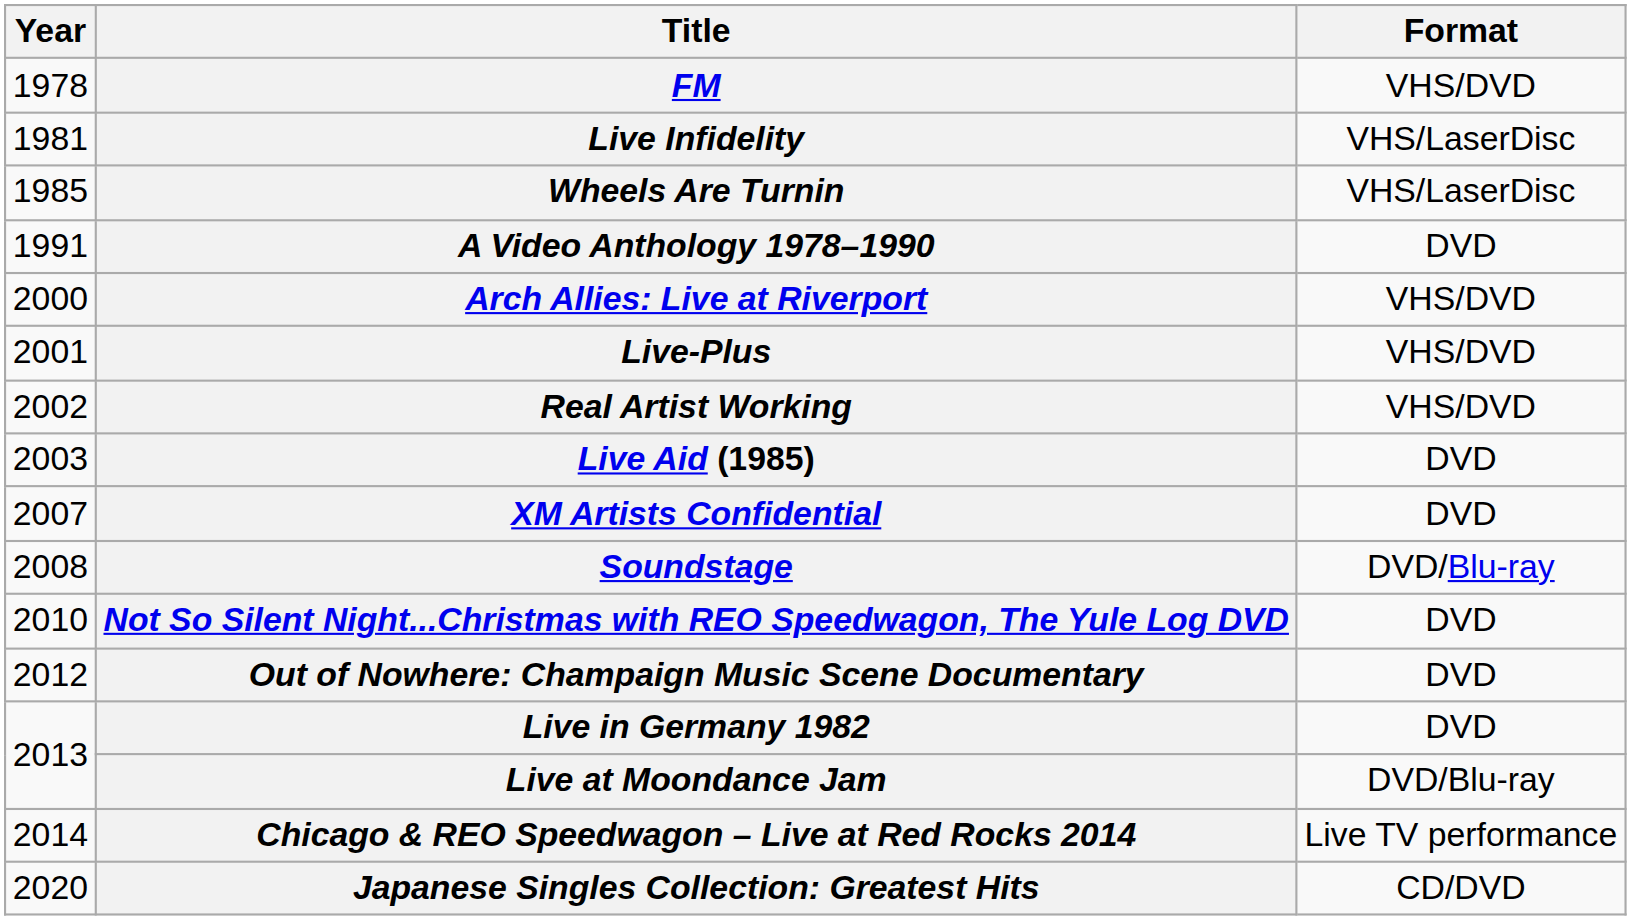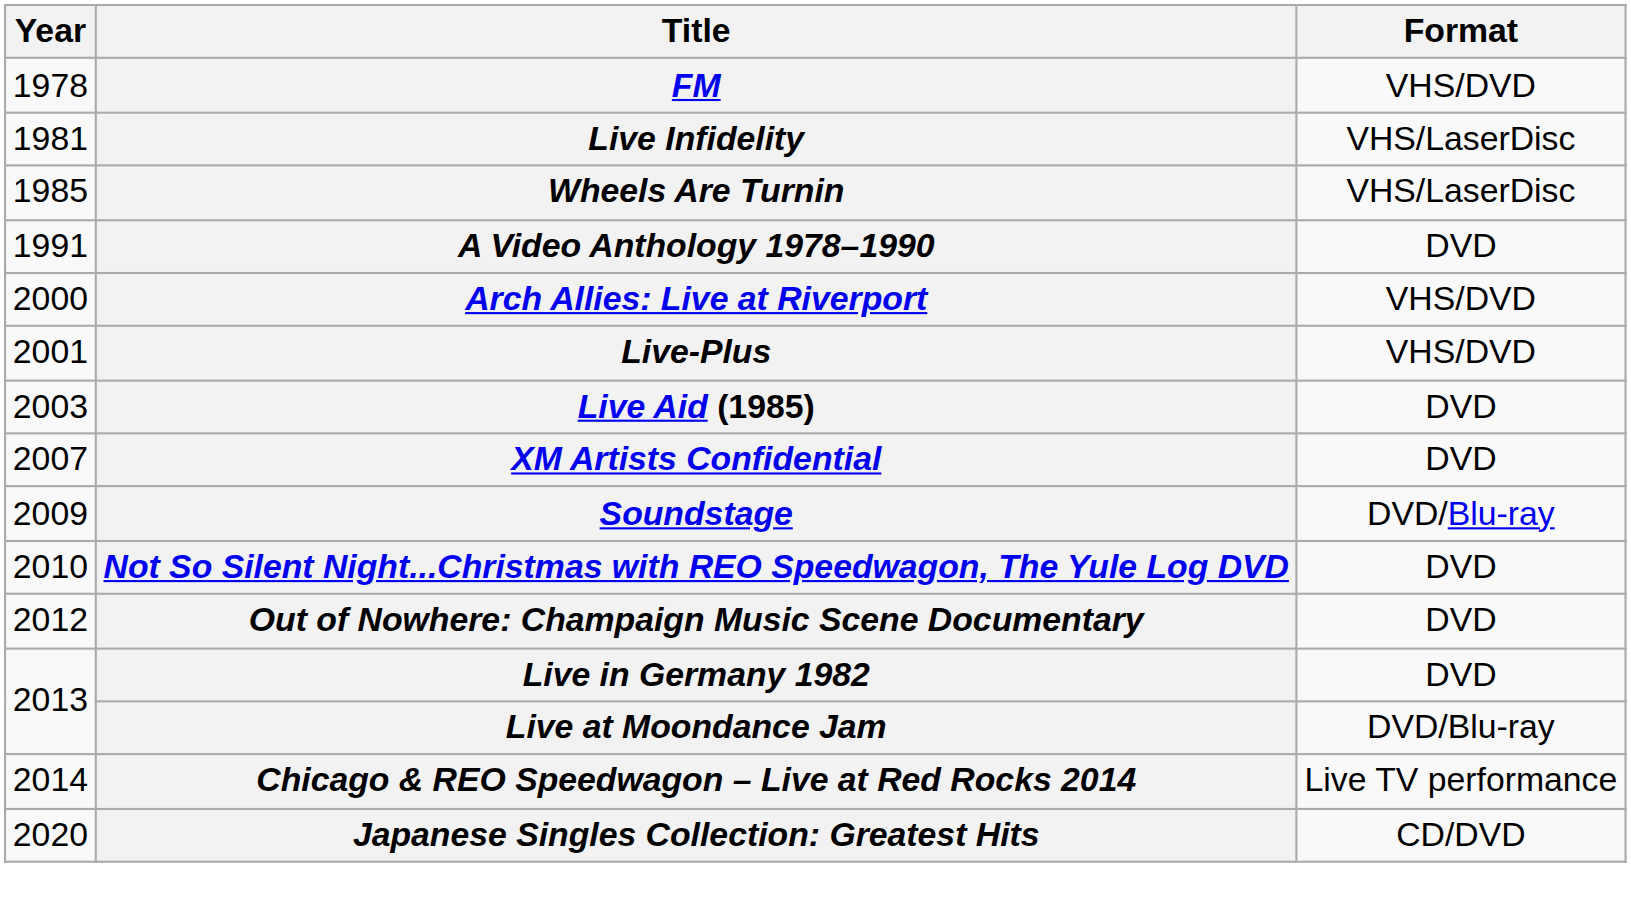- row: (696, 406)
(50, 566) 2008 -> (50, 513) 2009
